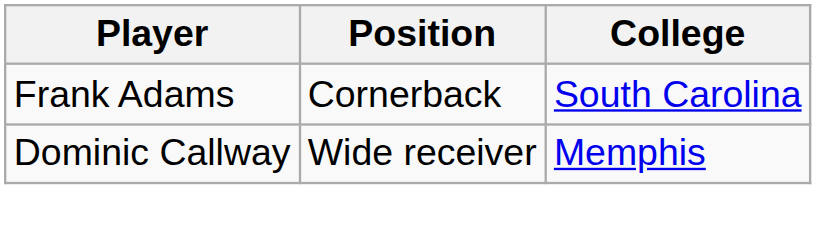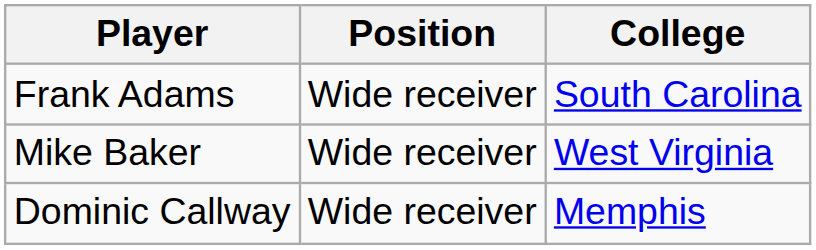(405, 93) Cornerback -> (422, 93) Wide receiver
+ row: (107, 152)
